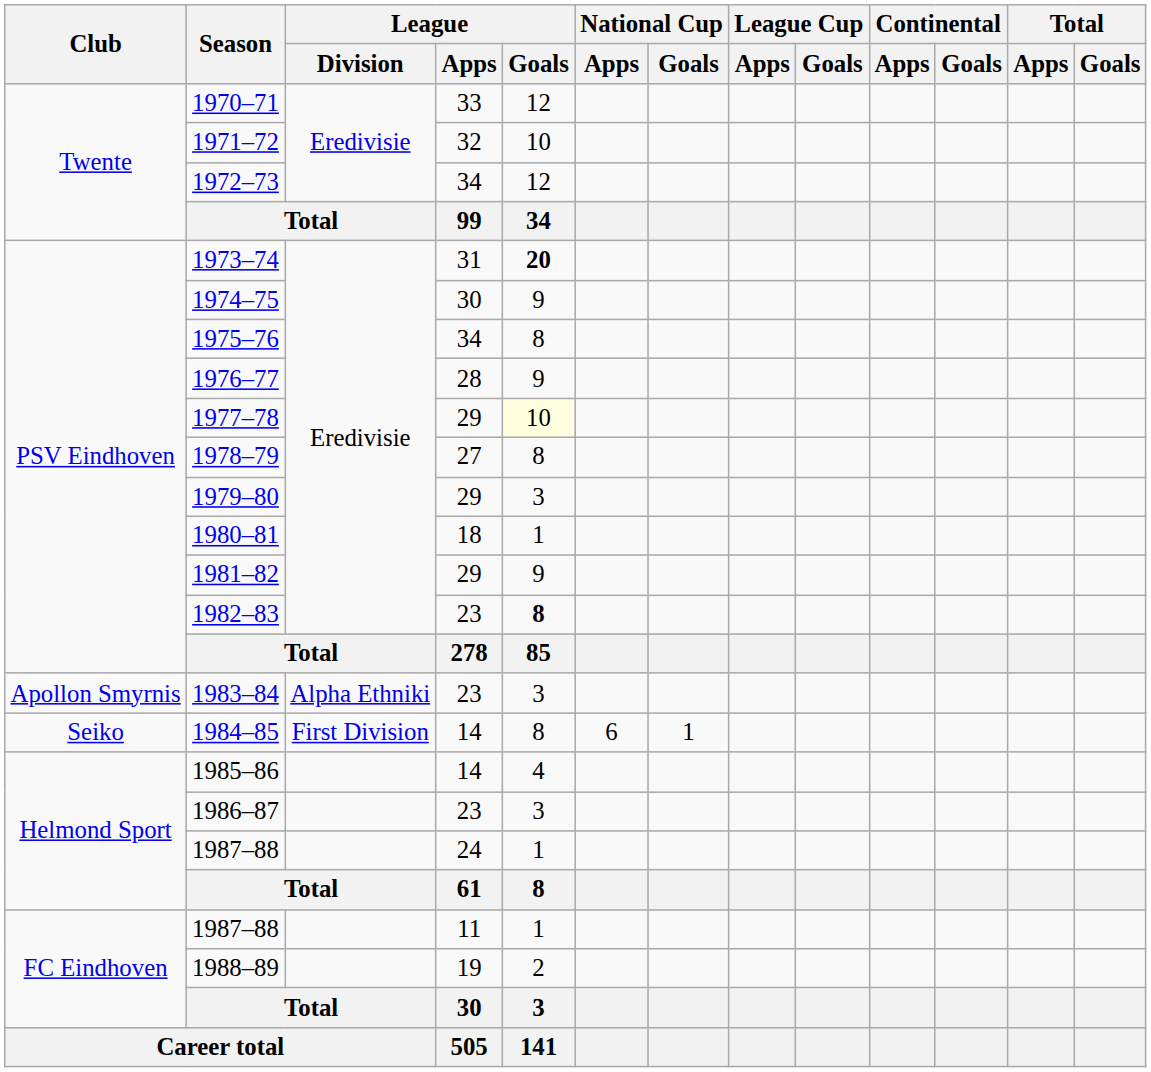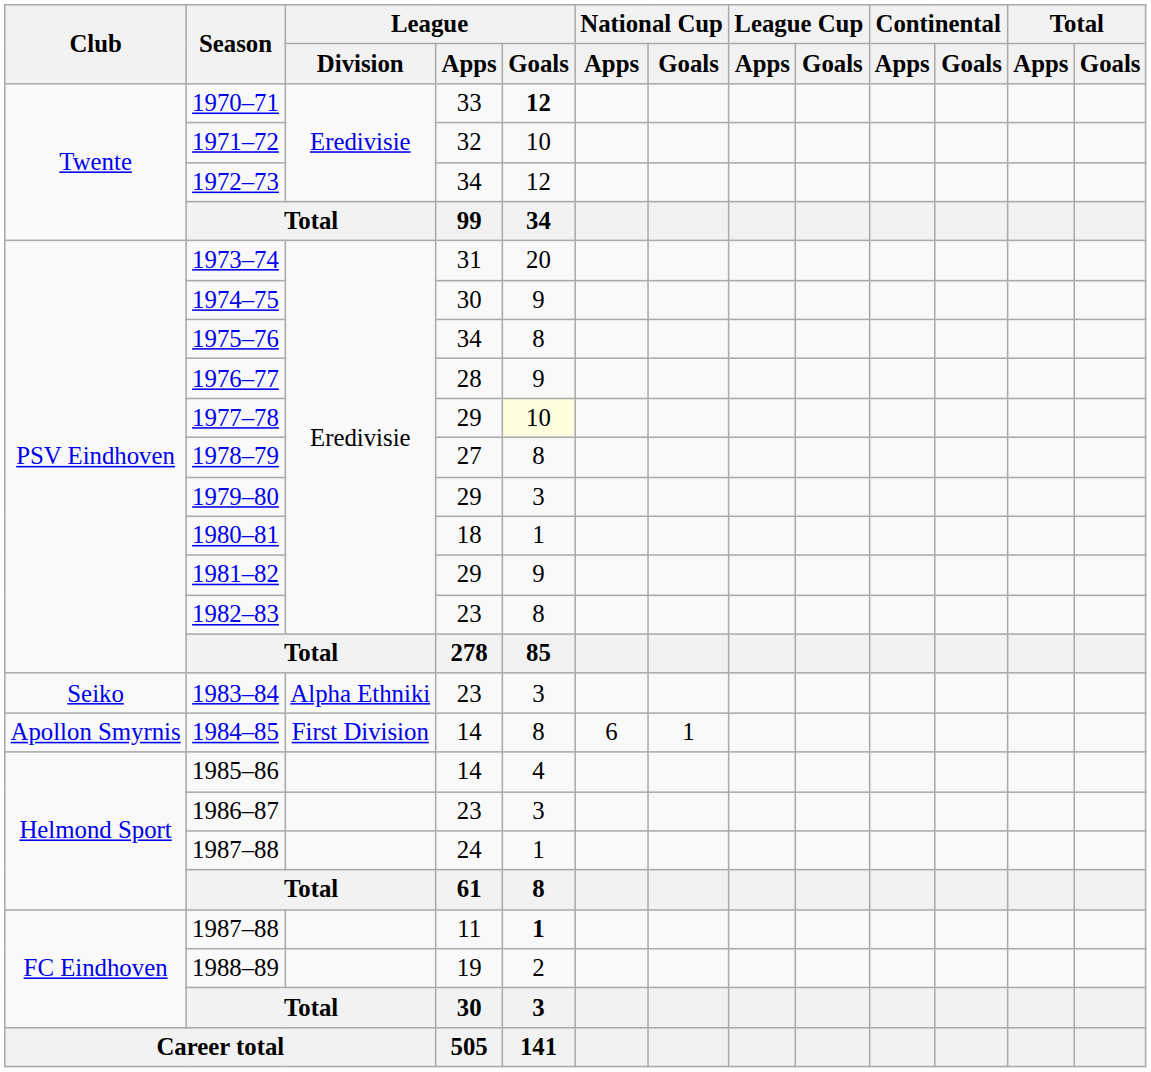(539, 102) normal -> (539, 102) bold
(539, 260) bold -> (539, 260) normal
(539, 614) bold -> (539, 614) normal
(96, 692) Apollon Smyrnis -> (96, 692) Seiko
(96, 732) Seiko -> (96, 732) Apollon Smyrnis
(539, 928) normal -> (539, 928) bold
